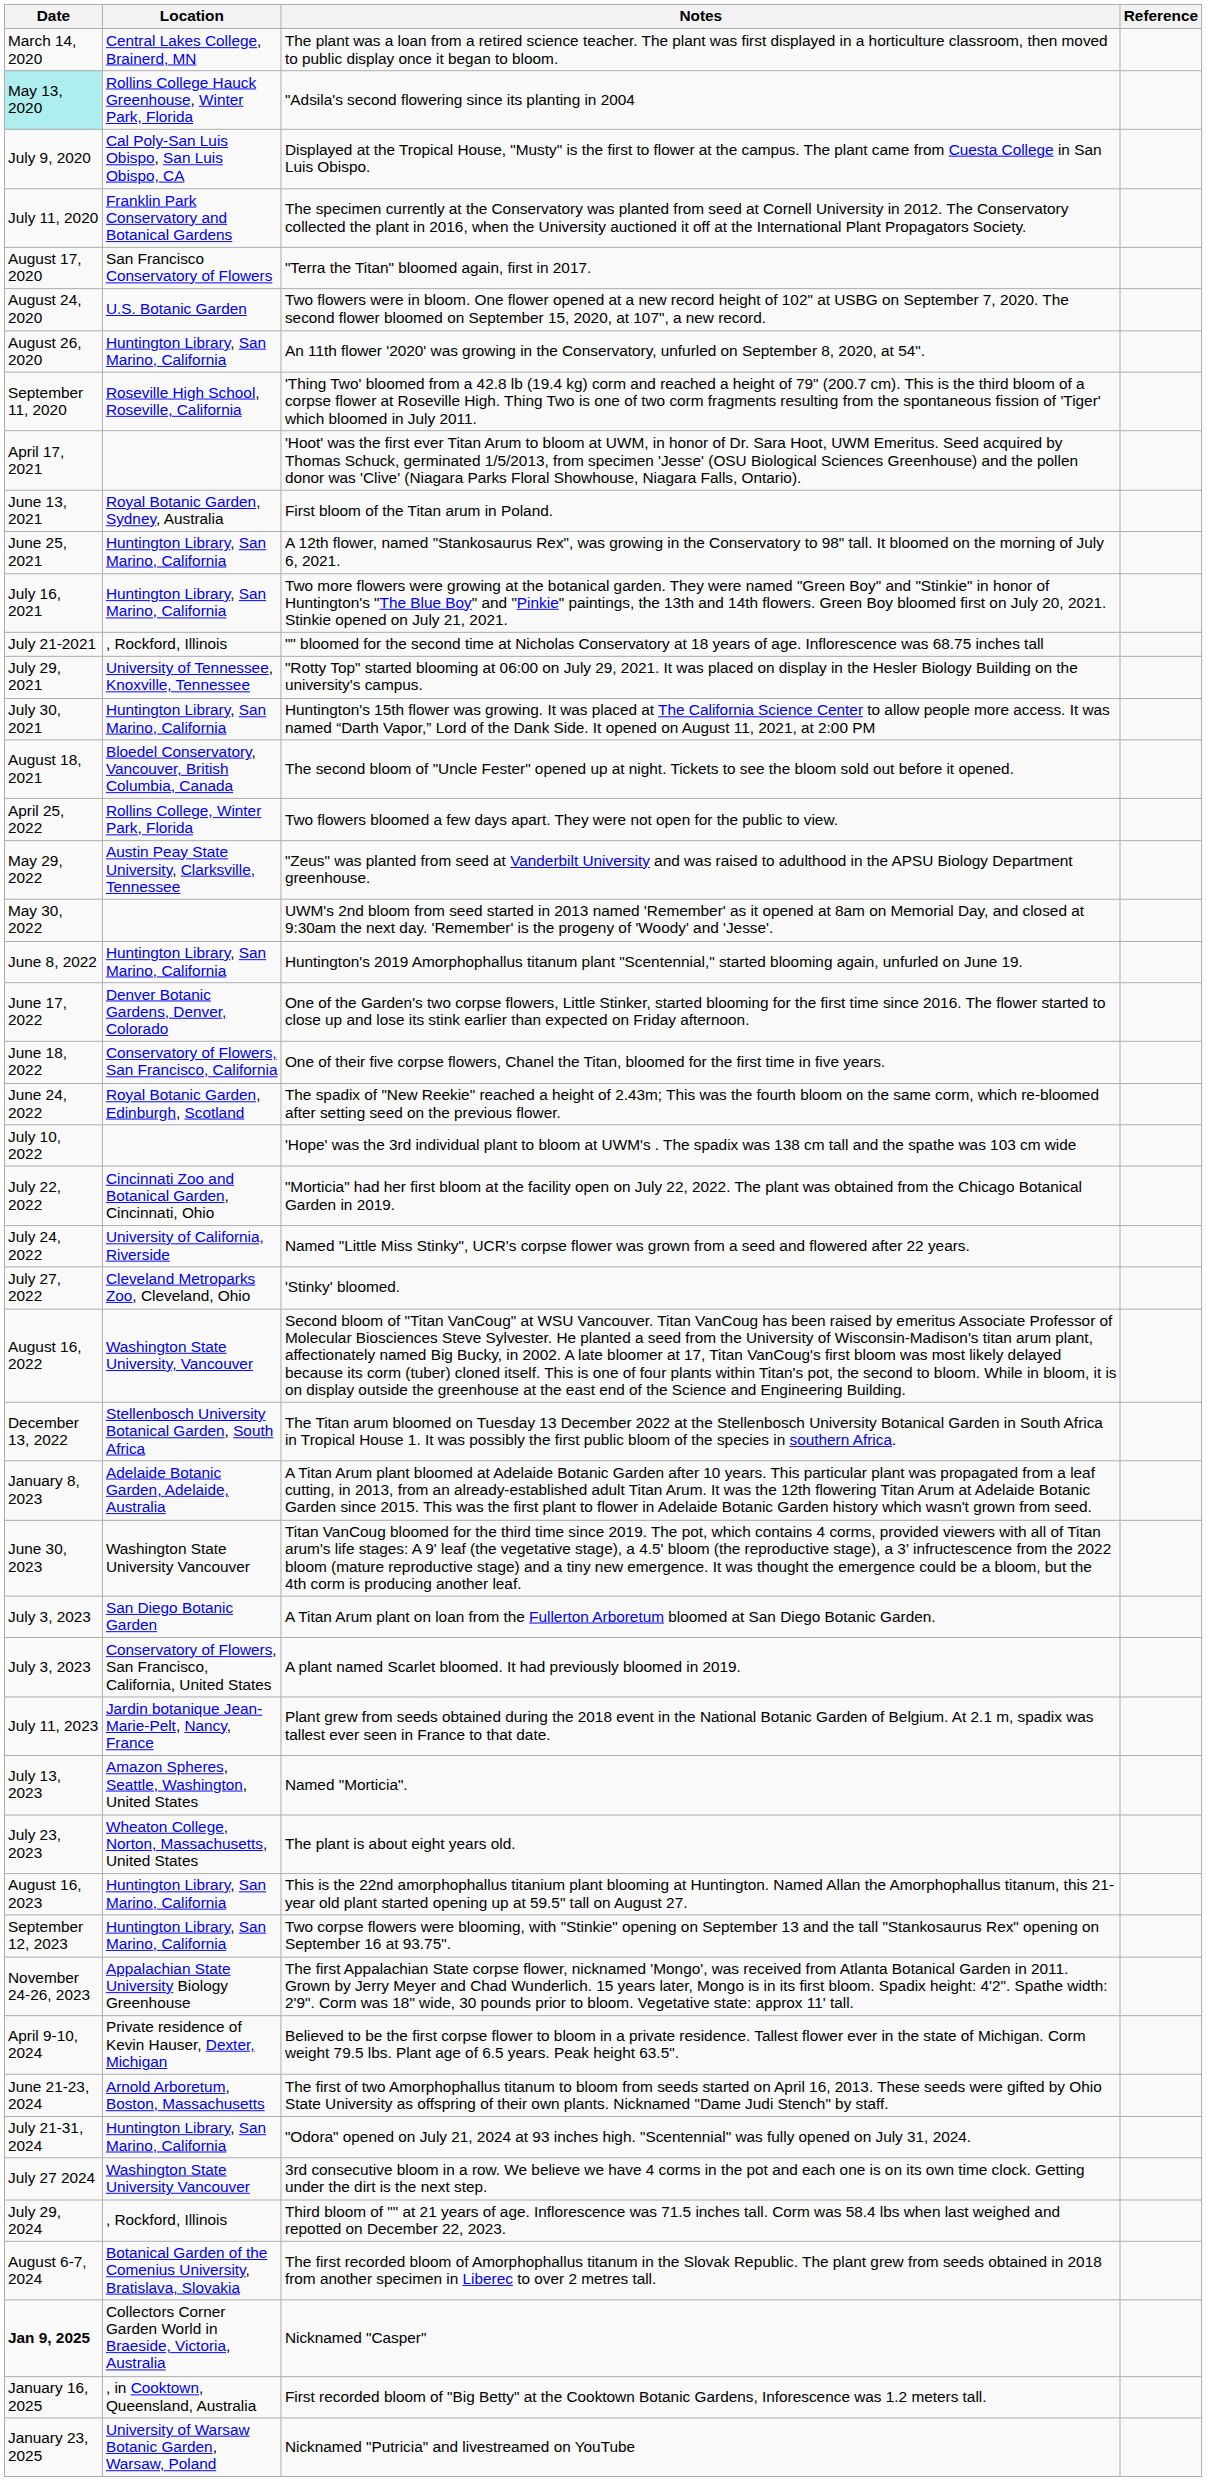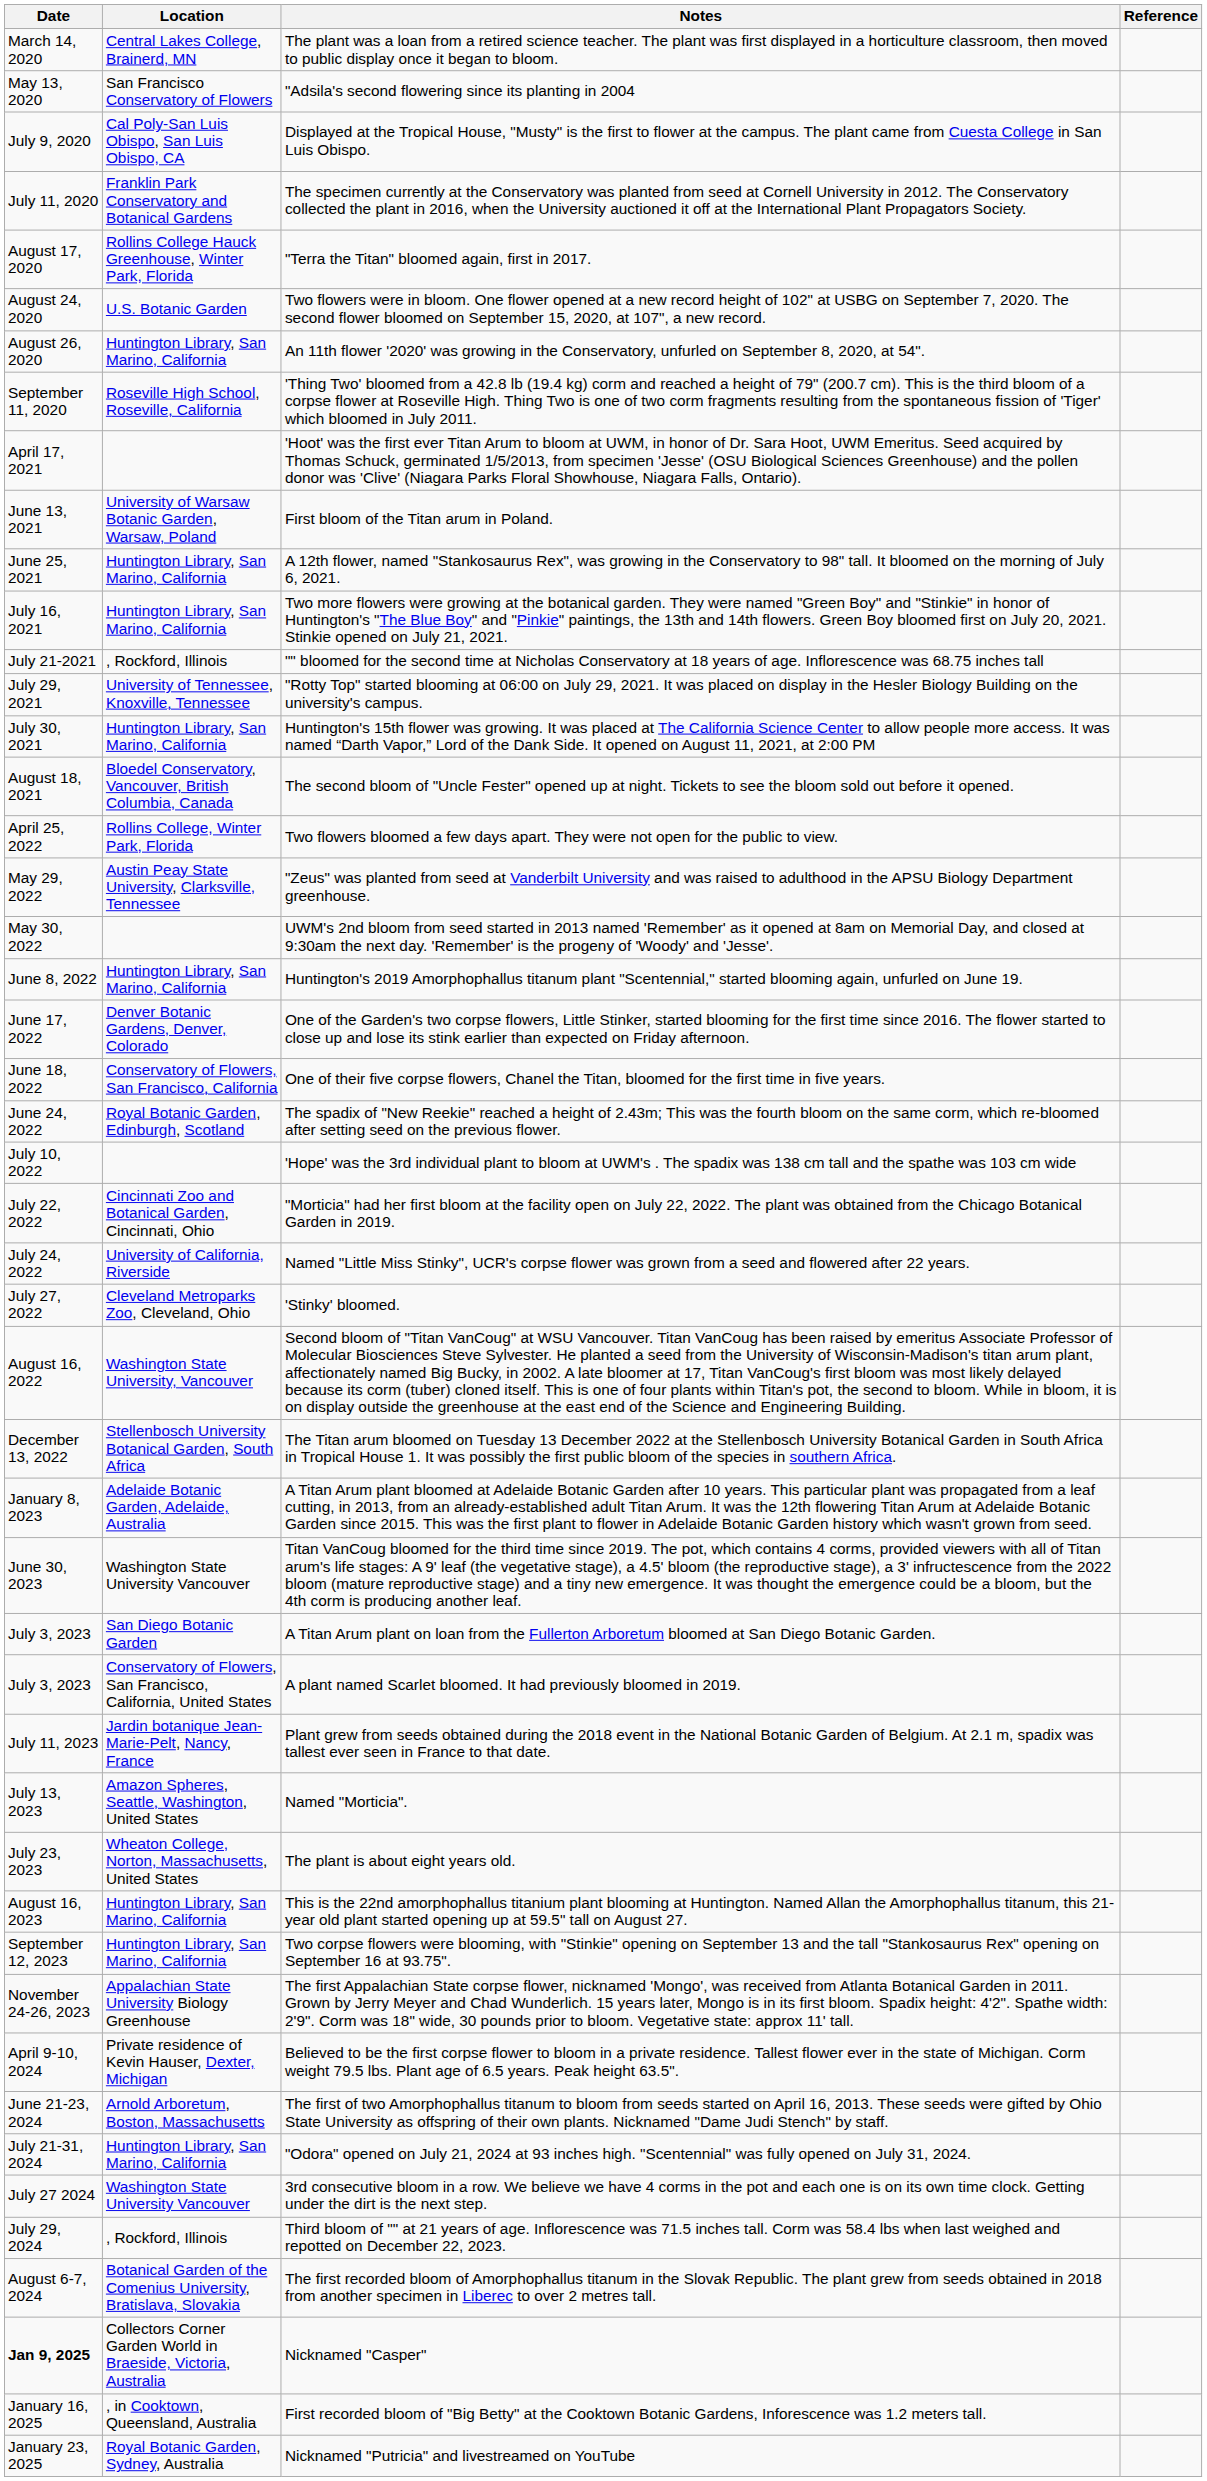(35, 99) paleturquoise background -> (35, 91) no background
(181, 99) Rollins College Hauck Greenhouse, Winter Park, Florida -> (189, 91) San Francisco Conservatory of Flowers
(189, 268) San Francisco Conservatory of Flowers -> (181, 259) Rollins College Hauck Greenhouse, Winter Park, Florida
(183, 510) Royal Botanic Garden, Sydney, Australia -> (178, 519) University of Warsaw Botanic Garden, Warsaw, Poland
(178, 2447) University of Warsaw Botanic Garden, Warsaw, Poland -> (183, 2456) Royal Botanic Garden, Sydney, Australia
